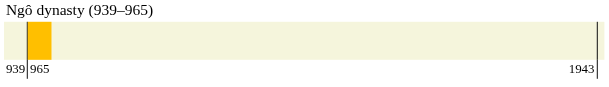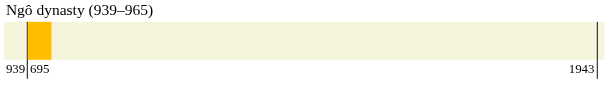(40, 69) 965 -> (40, 69) 695
